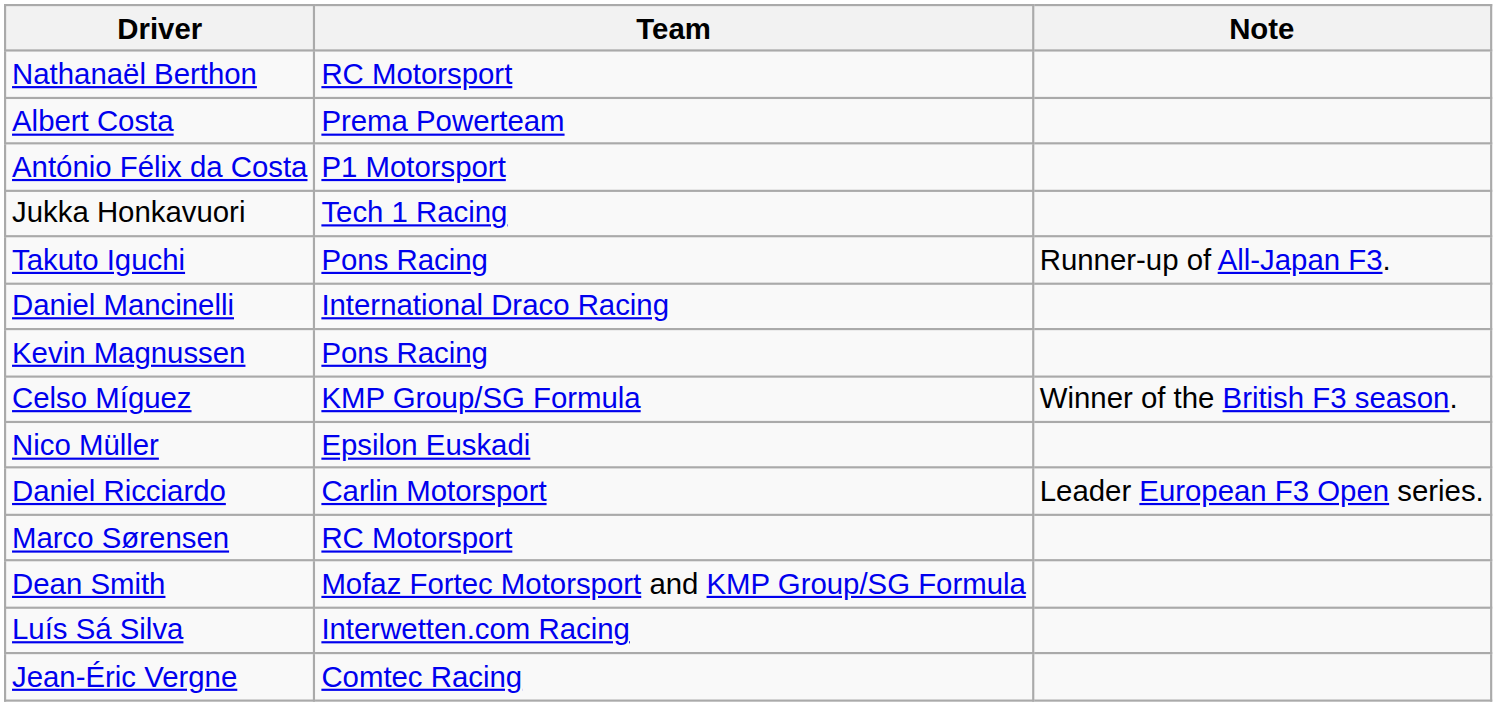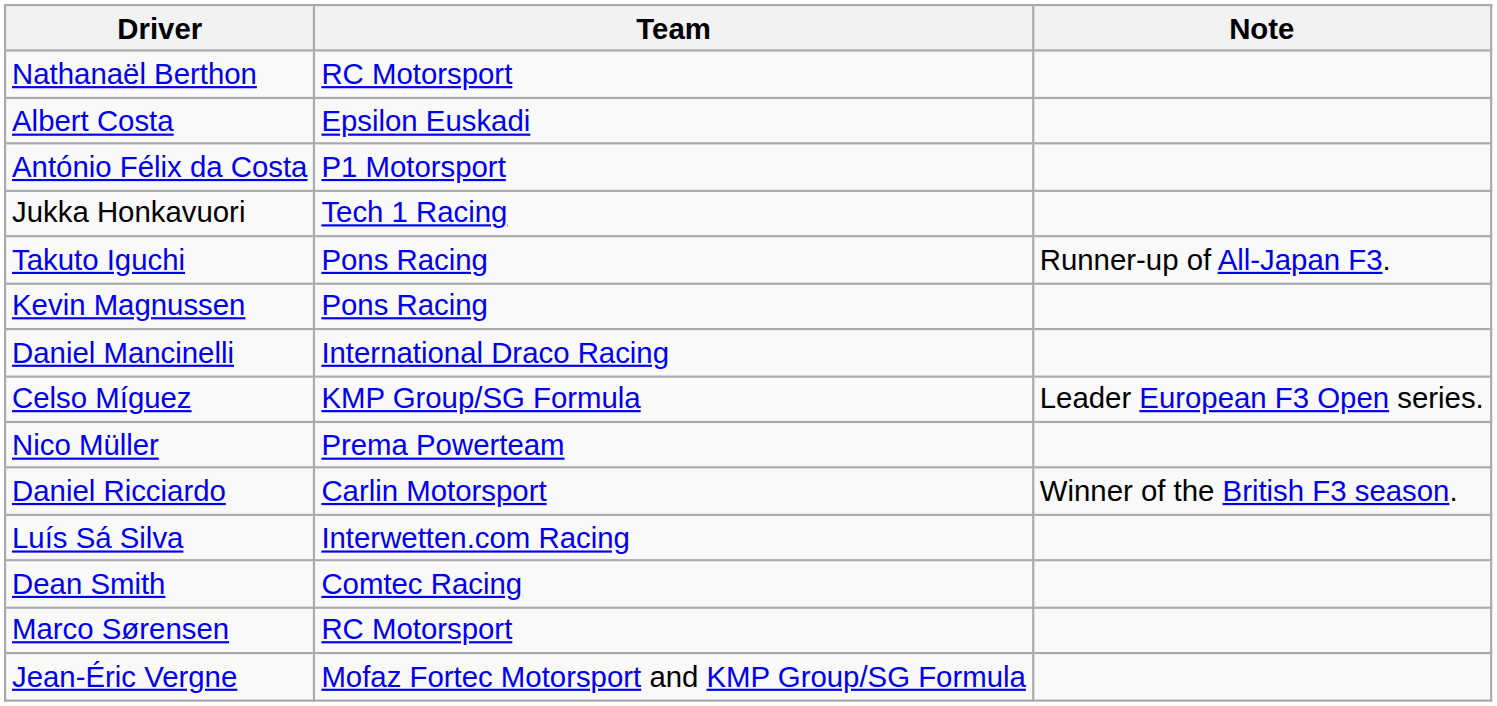(443, 120) Prema Powerteam -> (426, 120) Epsilon Euskadi
rows swapped: (129, 352) <-> (123, 306)
(1249, 398) Winner of the British F3 season. -> (1262, 398) Leader European F3 Open series.
(426, 445) Epsilon Euskadi -> (443, 445) Prema Powerteam
(1262, 491) Leader European F3 Open series. -> (1249, 491) Winner of the British F3 season.
rows swapped: (98, 630) <-> (121, 537)
(674, 583) Mofaz Fortec Motorsport and KMP Group/SG Formula -> (422, 583) Comtec Racing
(422, 676) Comtec Racing -> (674, 676) Mofaz Fortec Motorsport and KMP Group/SG Formula
